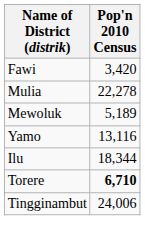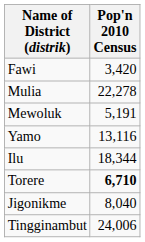(121, 114) 5,189 -> (121, 114) 5,191
+ row: (37, 203)
